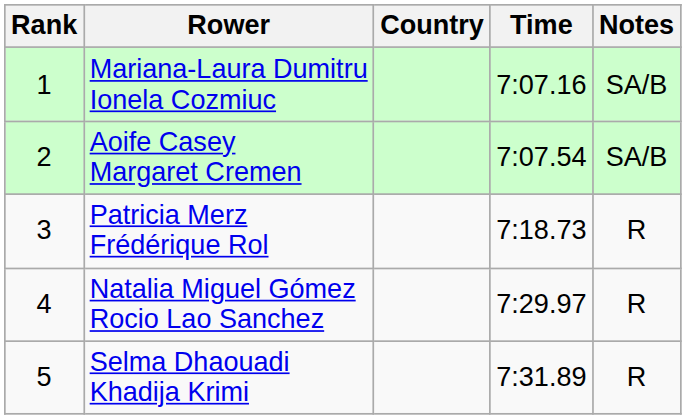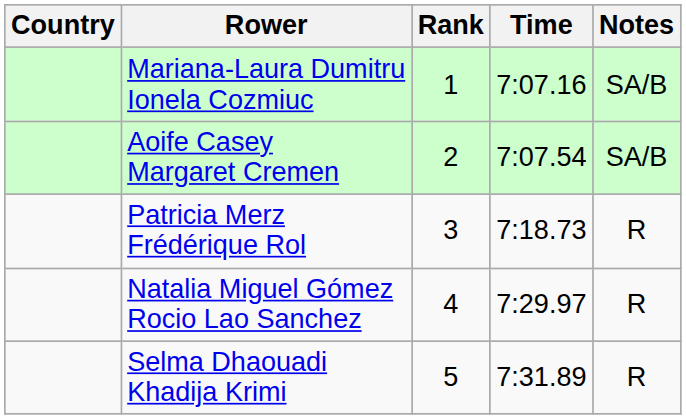columns swapped: (44, 25) <-> (432, 25)
